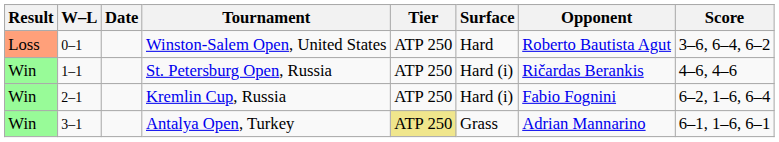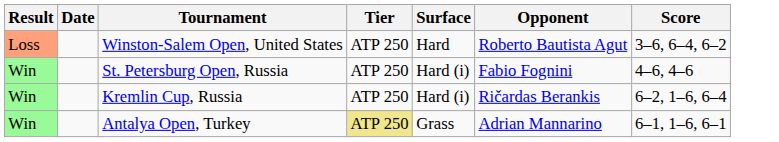- column: (79, 17)
(583, 70) Ričardas Berankis -> (525, 70) Fabio Fognini
(569, 96) Fabio Fognini -> (539, 96) Ričardas Berankis
